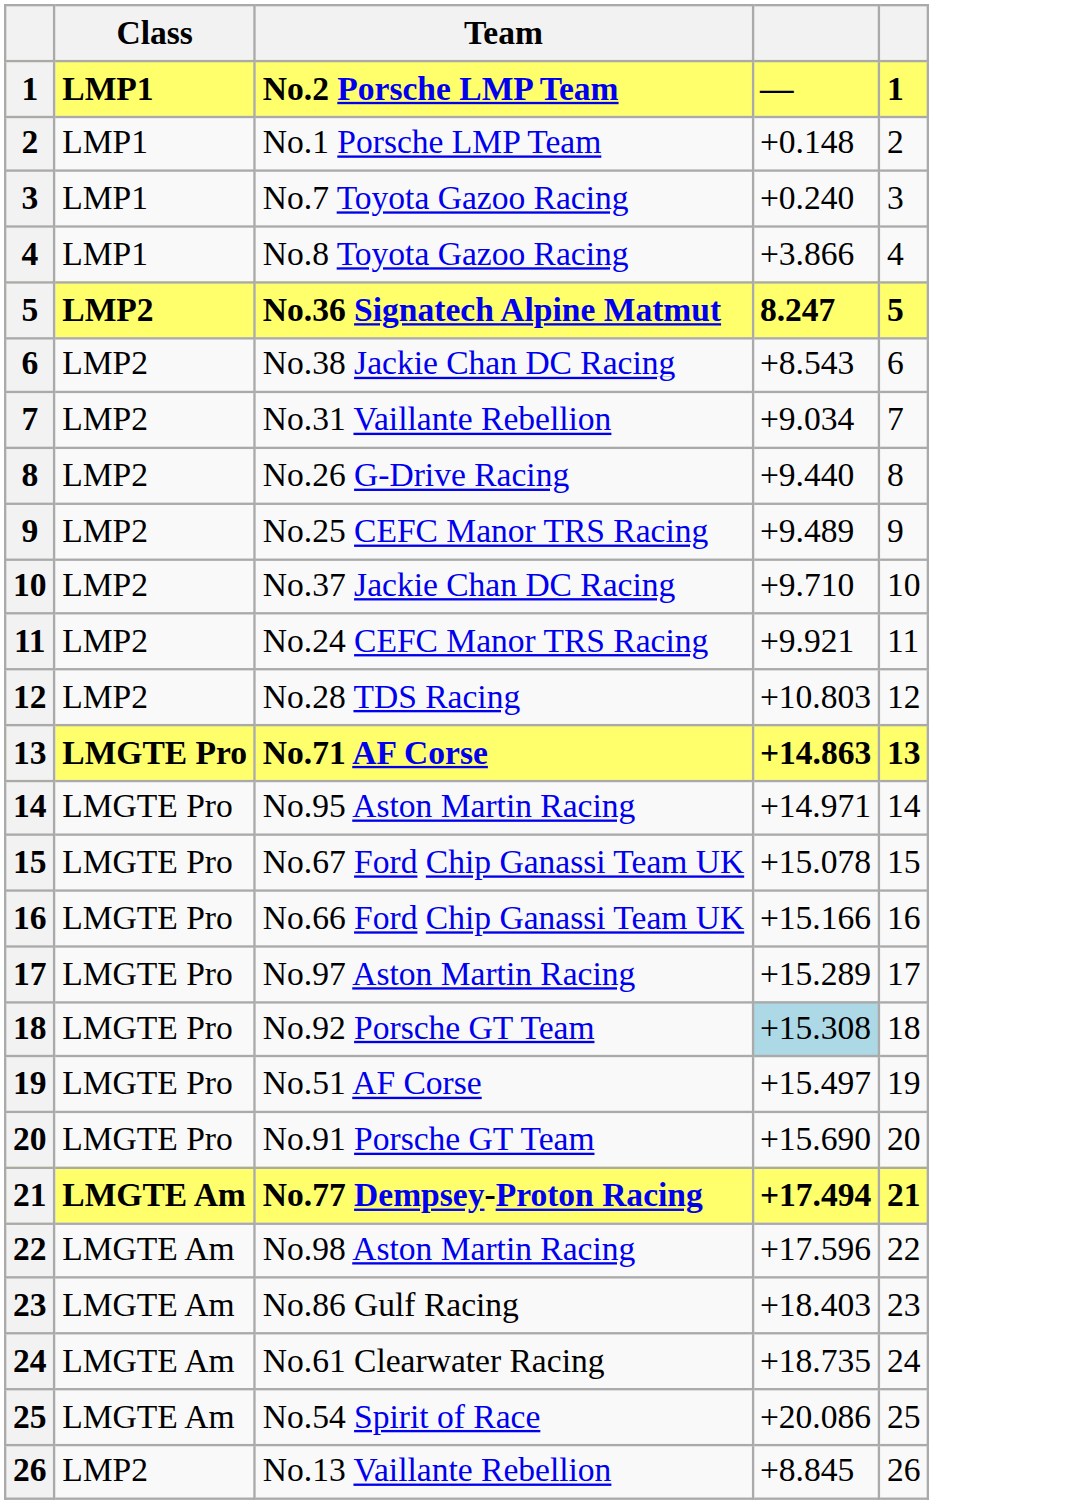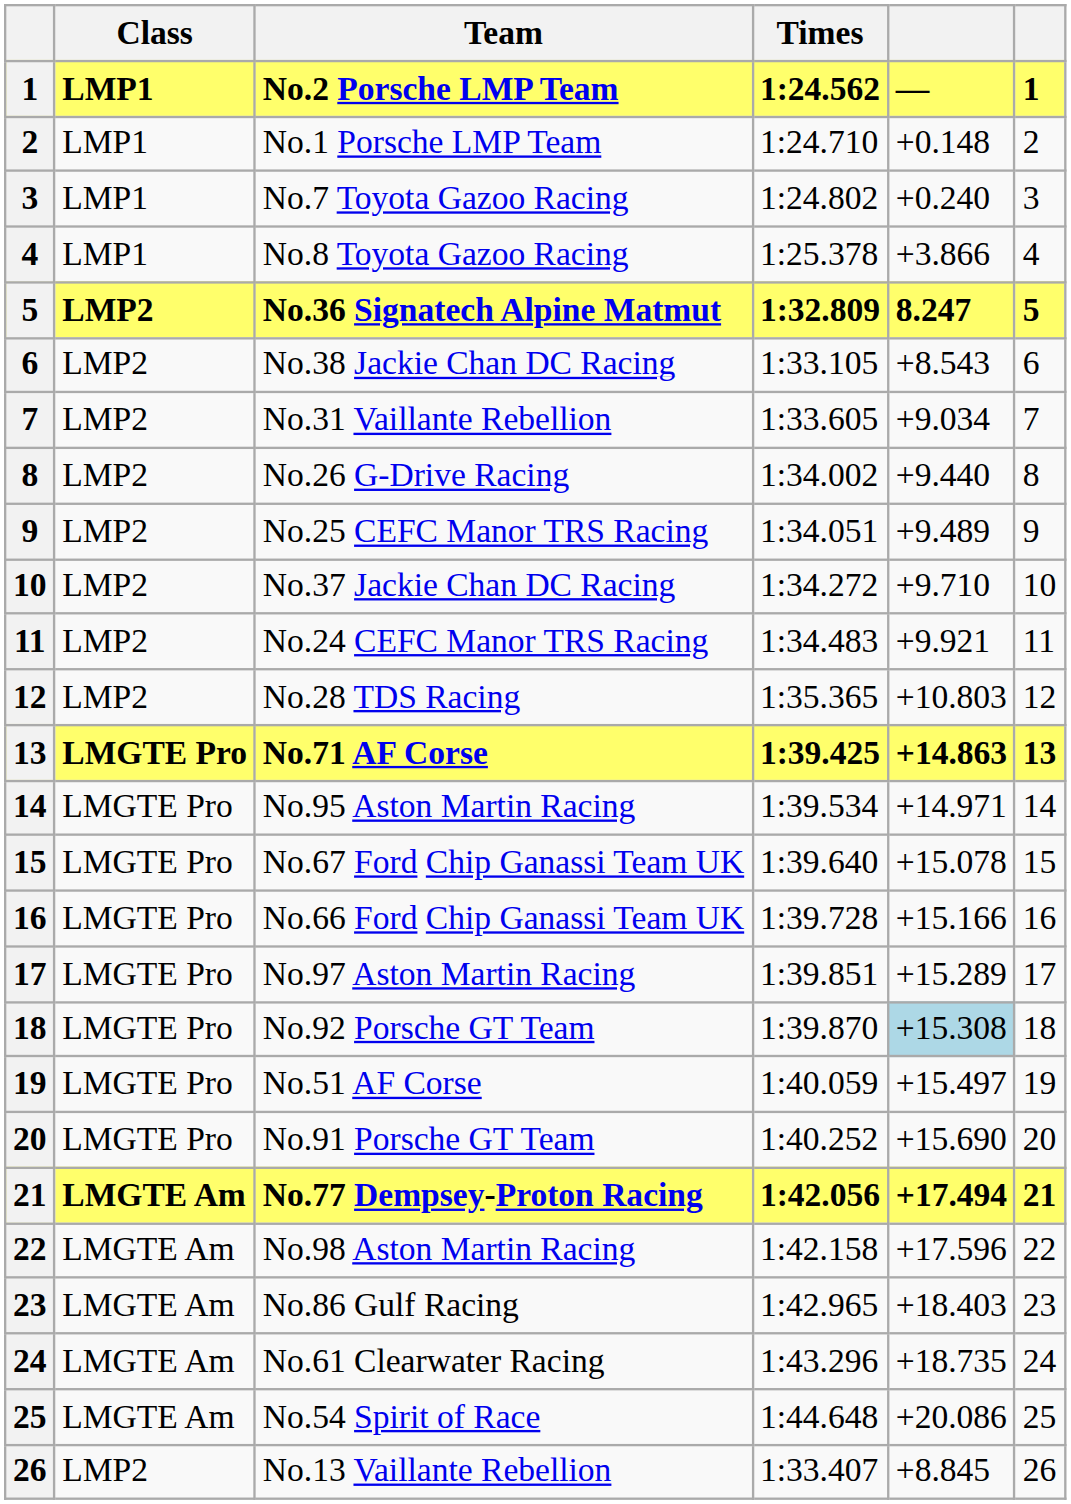+ column: (820, 32)
